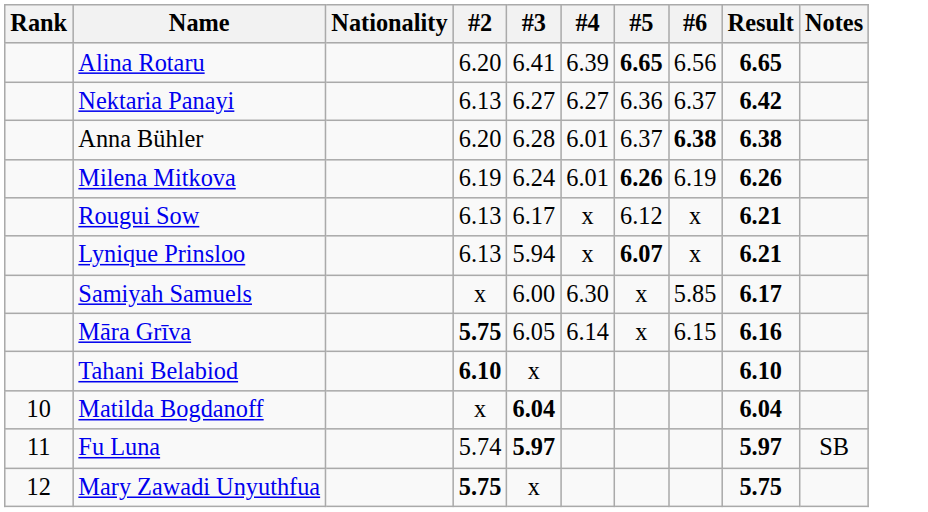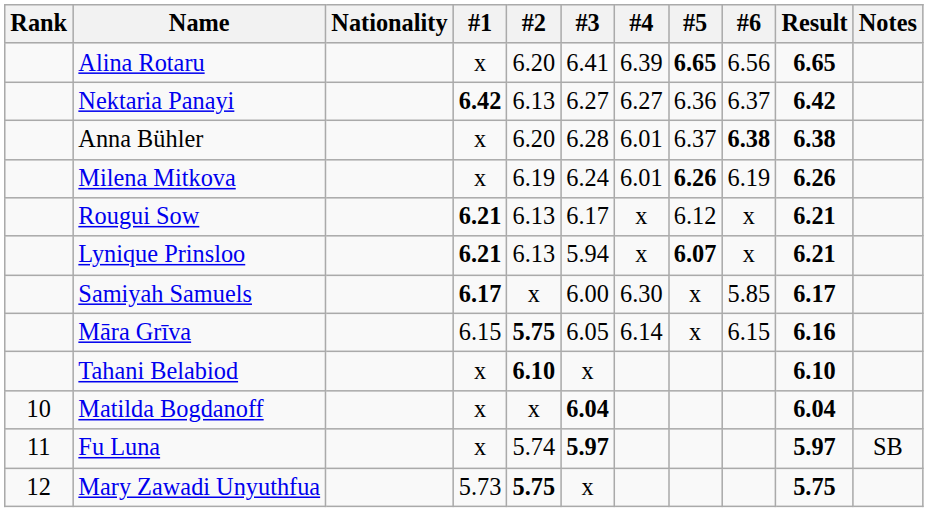+ column: (480, 23)
